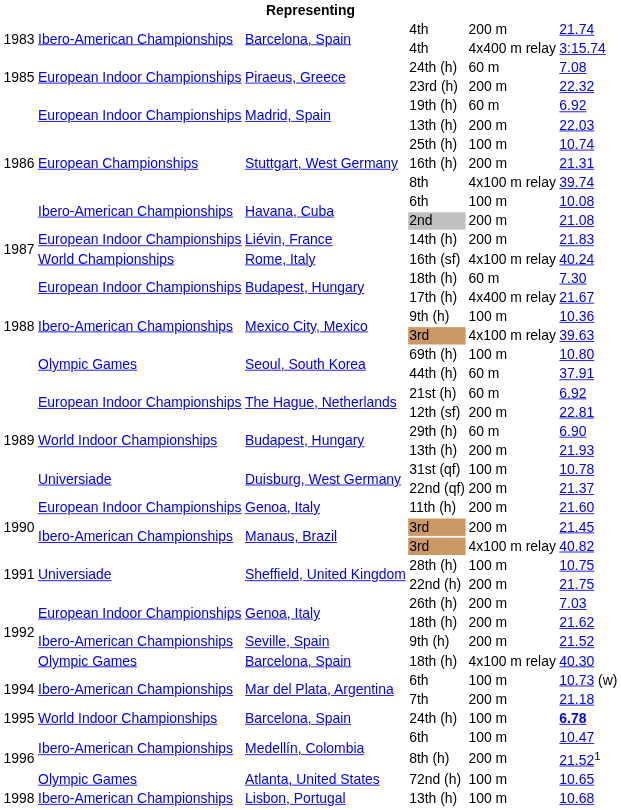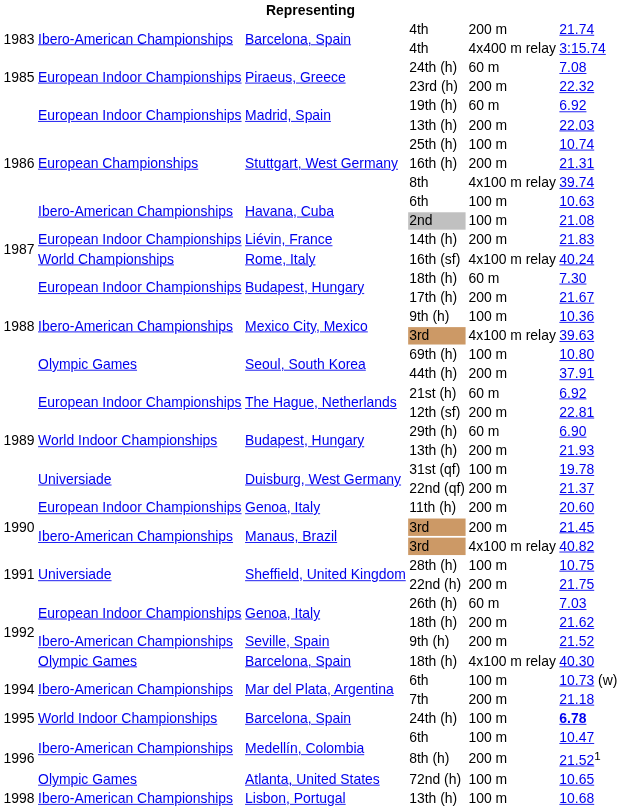(577, 201) 10.08 -> (577, 201) 10.63
(488, 221) 200 m -> (488, 221) 100 m
(512, 297) 4x400 m relay -> (488, 297) 200 m
(484, 374) 60 m -> (488, 374) 200 m
(577, 469) 10.78 -> (577, 469) 19.78
(577, 508) 21.60 -> (577, 508) 20.60
(488, 603) 200 m -> (484, 603) 60 m
